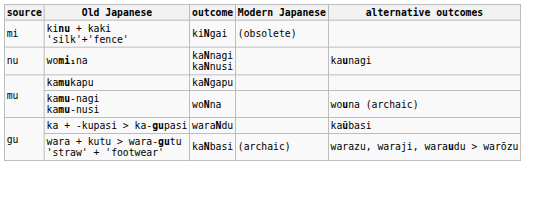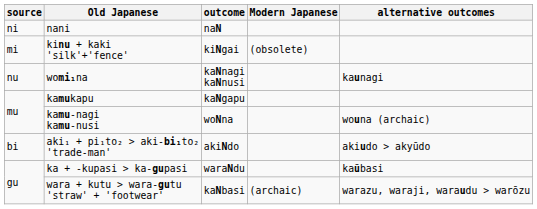+ row: (58, 28)
+ row: (123, 147)
